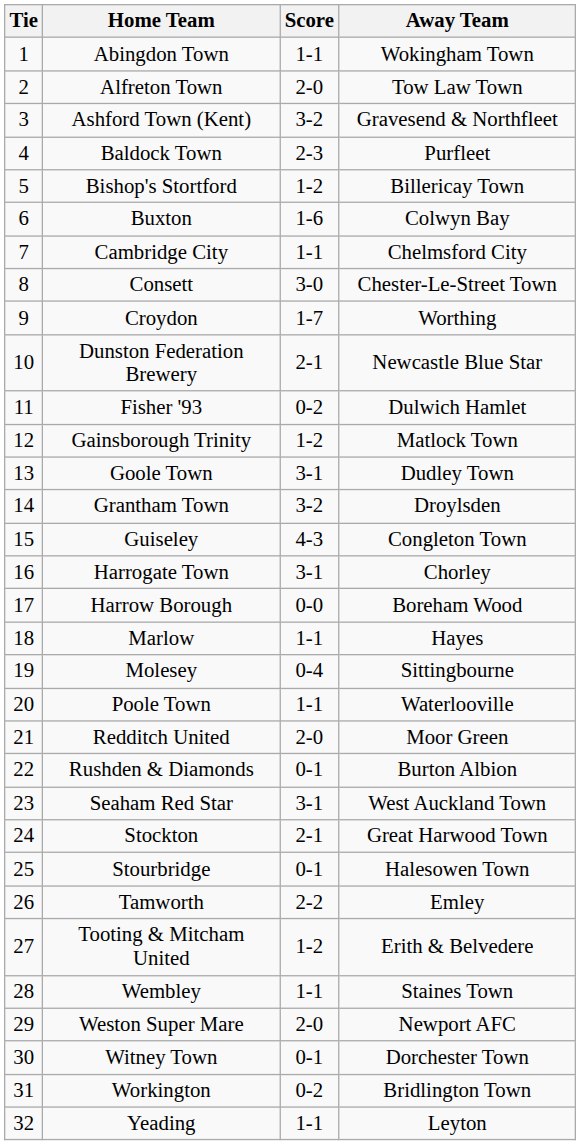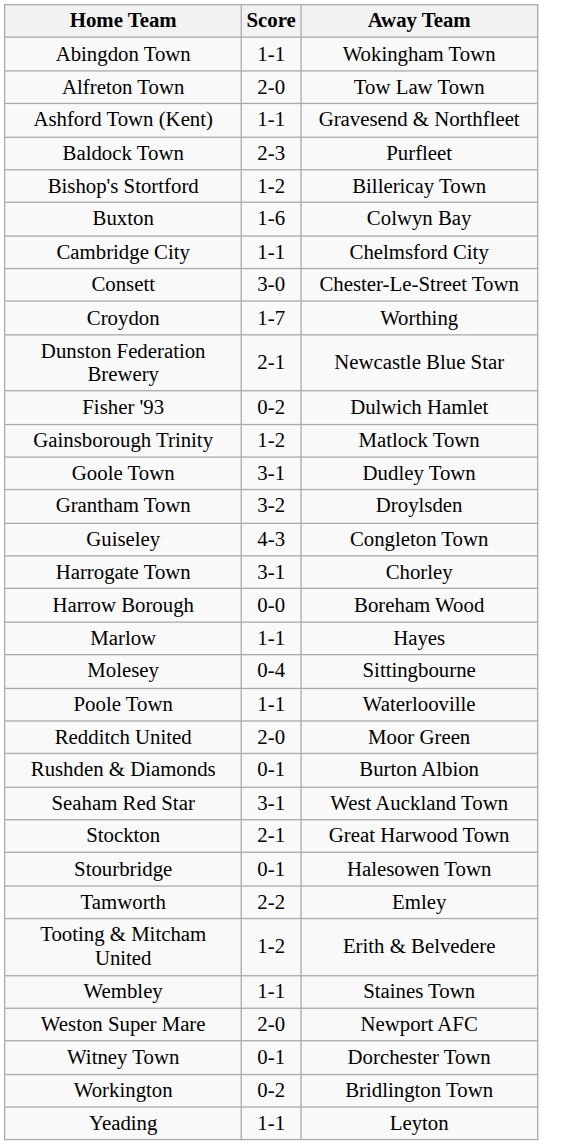- column: (24, 20)
(309, 119) 3-2 -> (271, 119) 1-1
